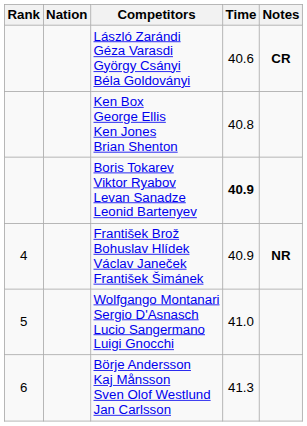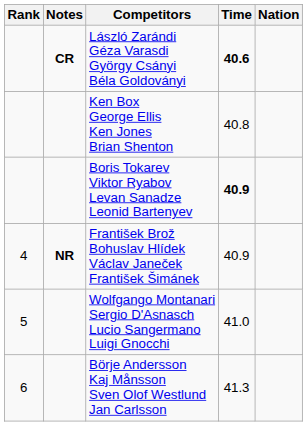columns swapped: (67, 15) <-> (281, 15)
(241, 58) normal -> (237, 58) bold
